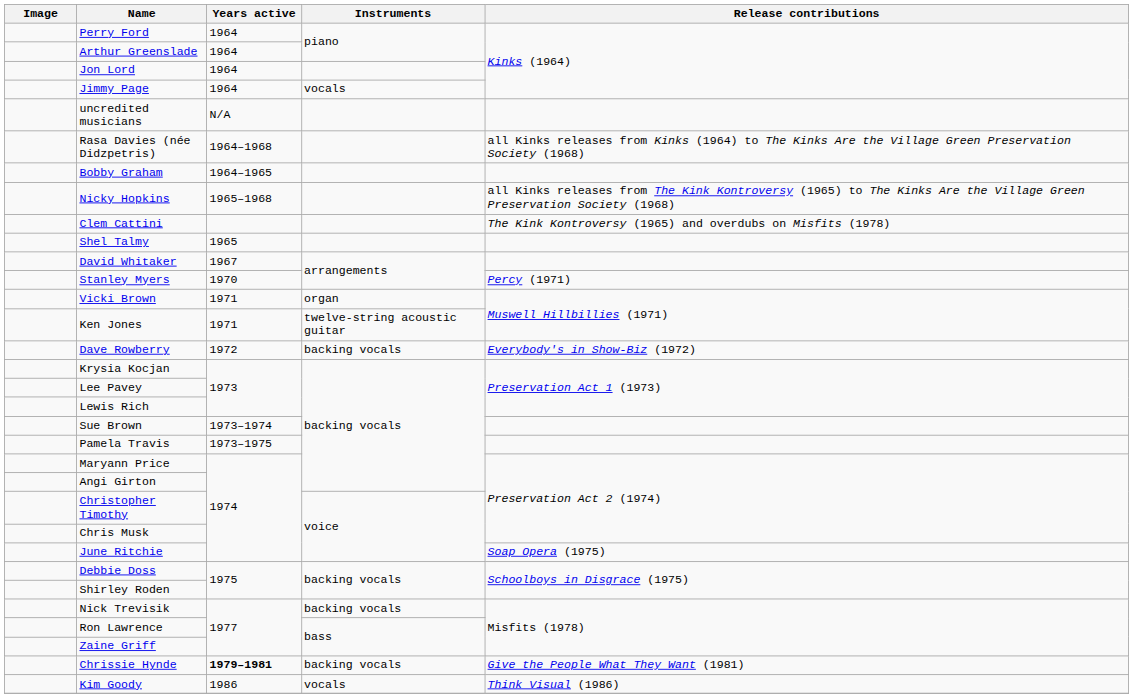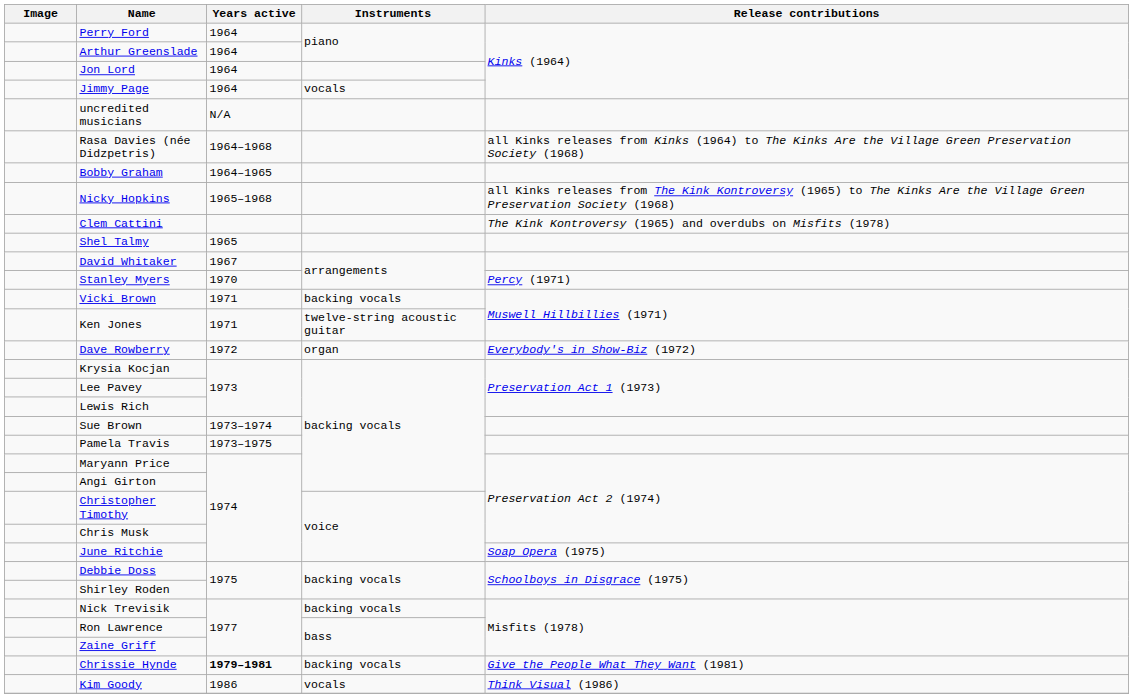(321, 299) organ -> (353, 299) backing vocals
(353, 350) backing vocals -> (321, 350) organ
